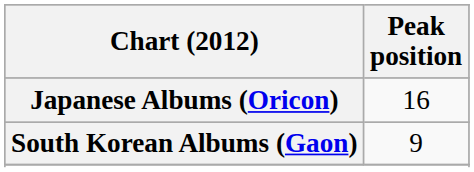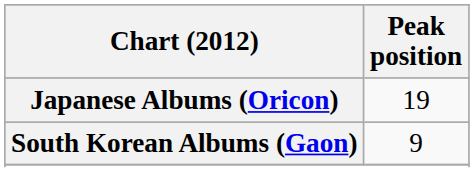(416, 99) 16 -> (416, 99) 19
